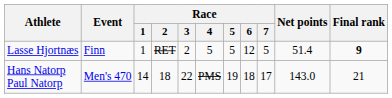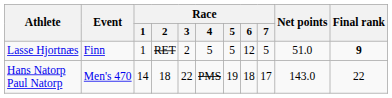(302, 51) 51.4 -> (302, 51) 51.0
(359, 77) 21 -> (359, 77) 22
